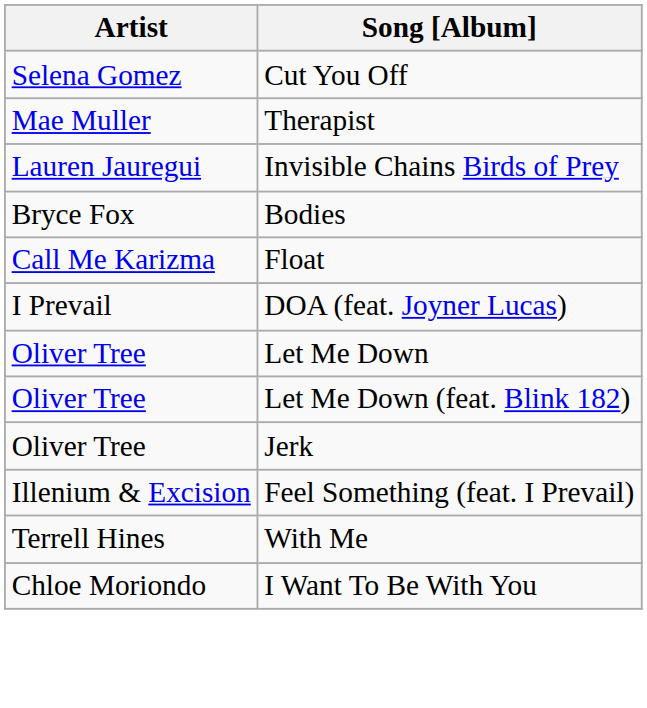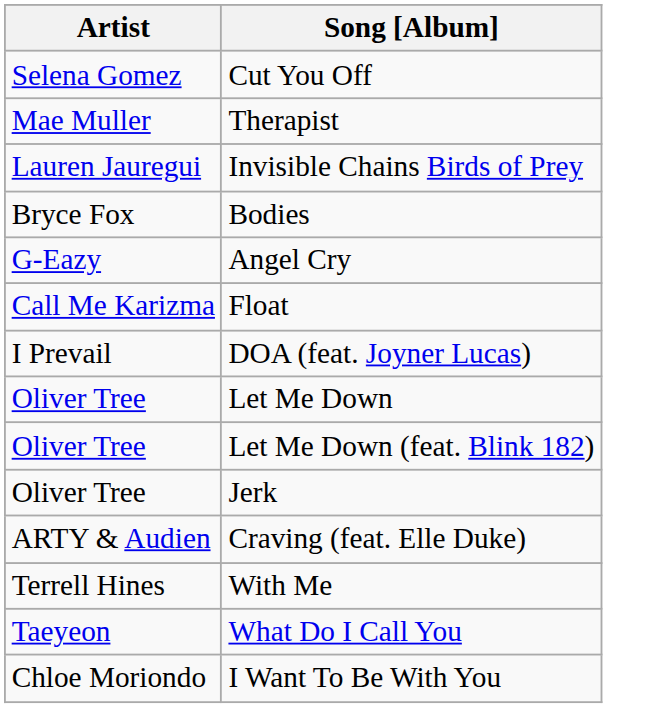+ row: (290, 259)
- row: (449, 492)
+ row: (377, 538)
+ row: (345, 631)
